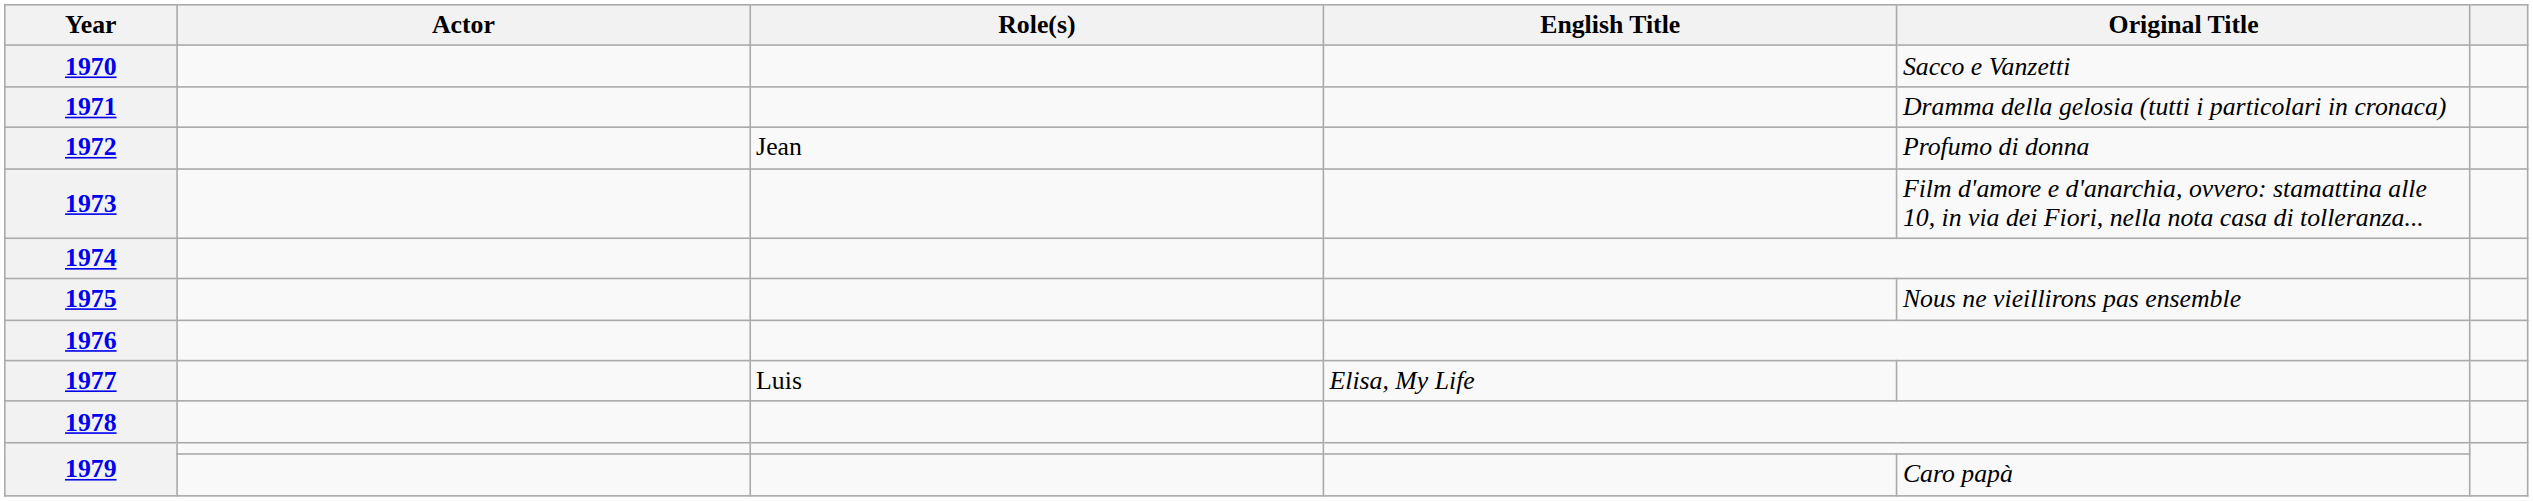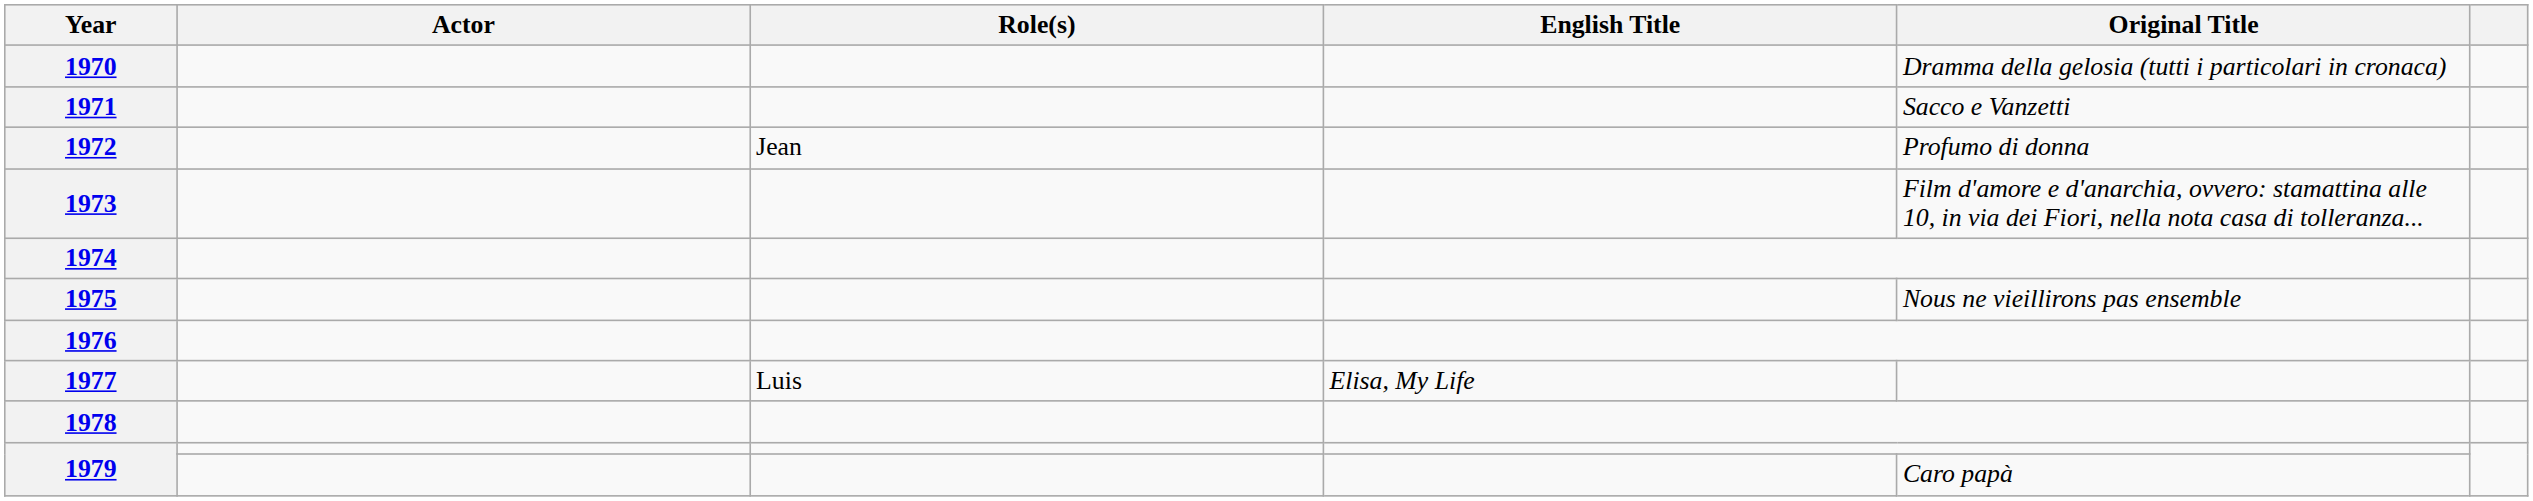(1987, 65) Sacco e Vanzetti -> (2175, 65) Dramma della gelosia (tutti i particolari in cronaca)
(2175, 106) Dramma della gelosia (tutti i particolari in cronaca) -> (1987, 106) Sacco e Vanzetti
